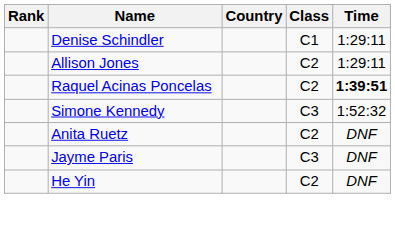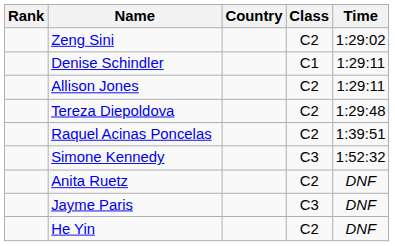+ row: (83, 39)
+ row: (113, 110)
(362, 87) bold -> (361, 134) normal
